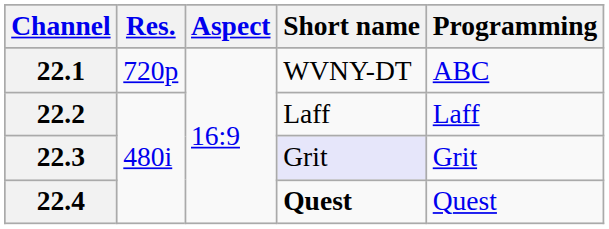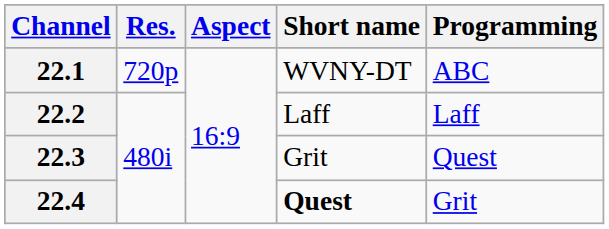(305, 157) lavender background -> (305, 157) no background
(455, 157) Grit -> (465, 157) Quest
(465, 200) Quest -> (455, 200) Grit
